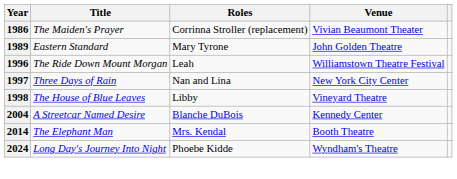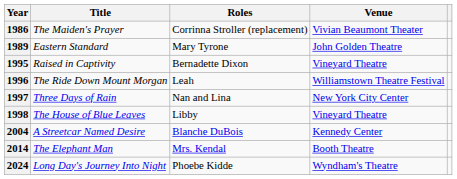+ row: (18, 64)
